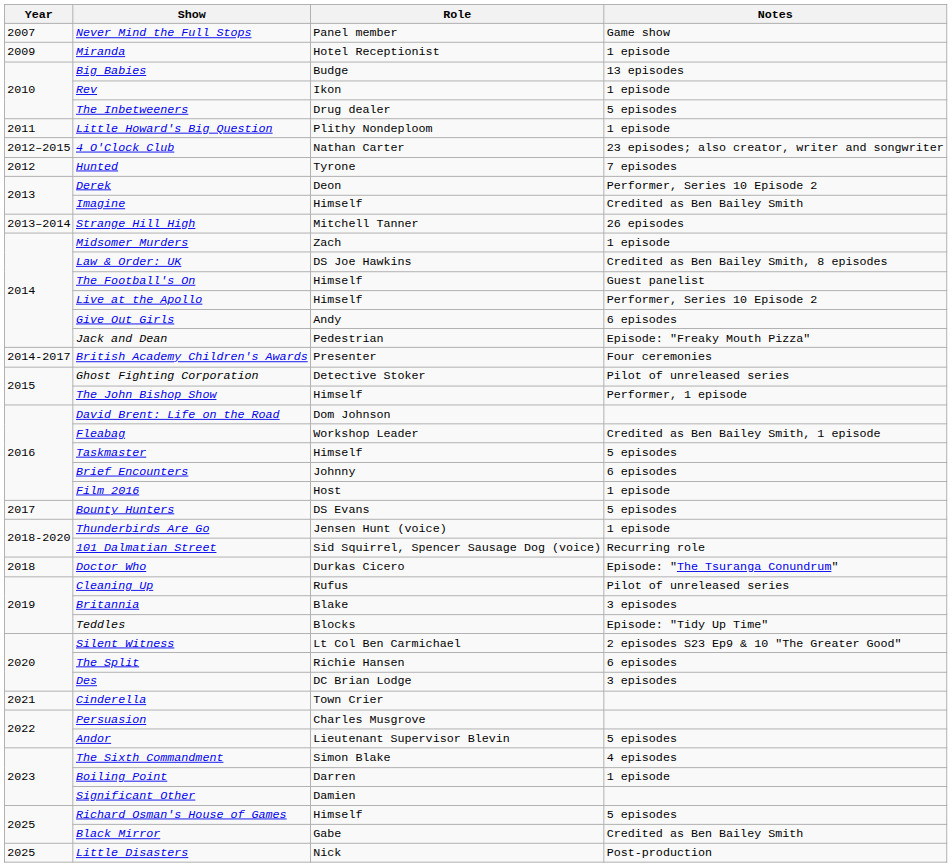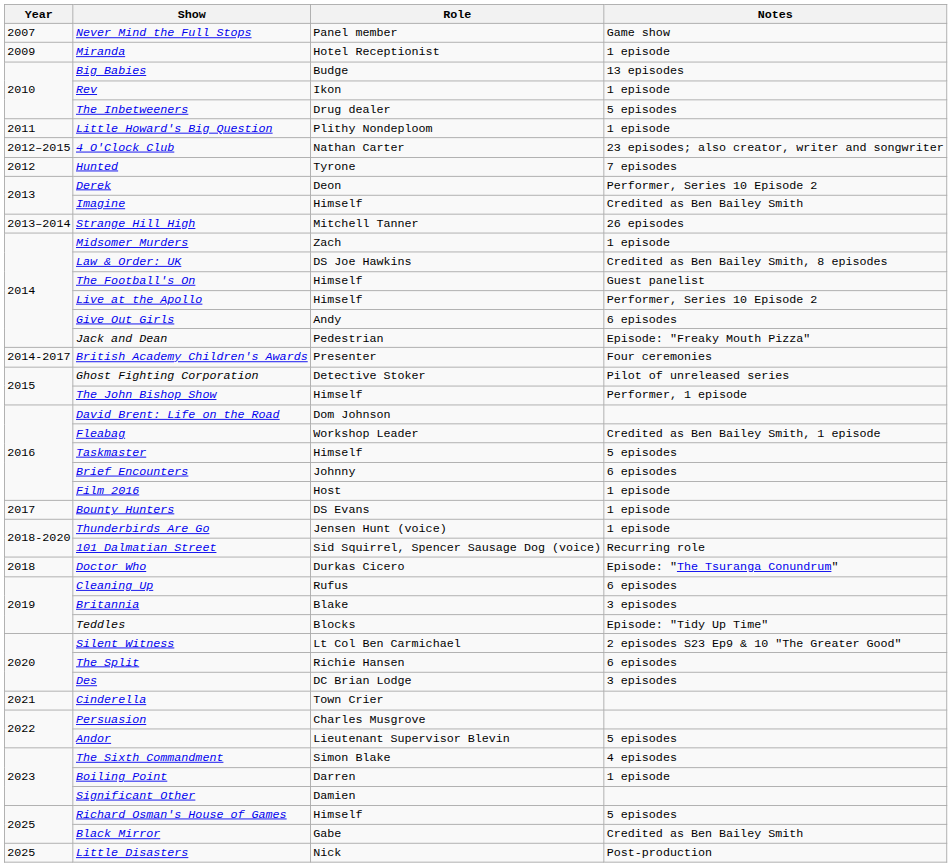(642, 510) 5 episodes -> (638, 510) 1 episode
(698, 586) Pilot of unreleased series -> (642, 586) 6 episodes
